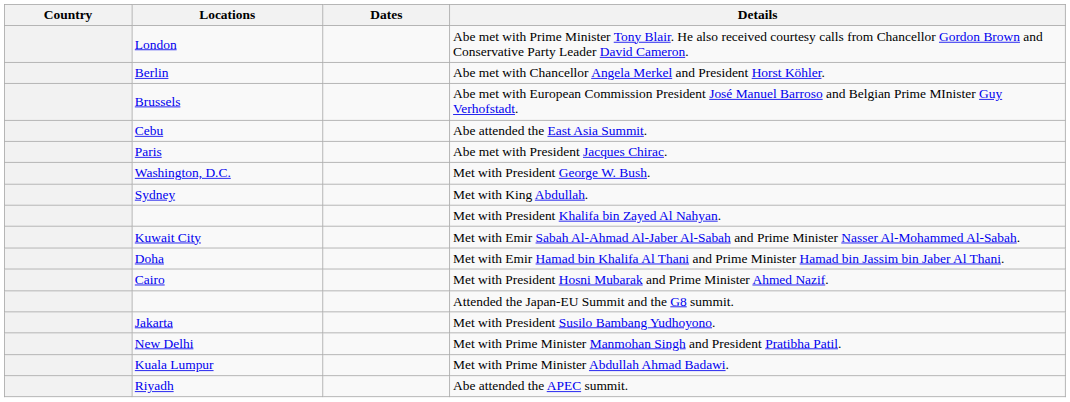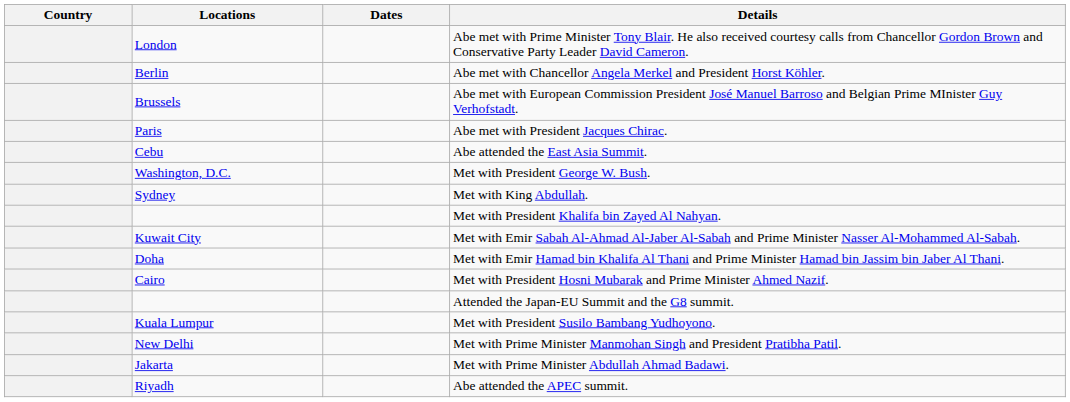rows swapped: (560, 151) <-> (550, 130)
(154, 322) Jakarta -> (174, 322) Kuala Lumpur
(174, 365) Kuala Lumpur -> (154, 365) Jakarta
